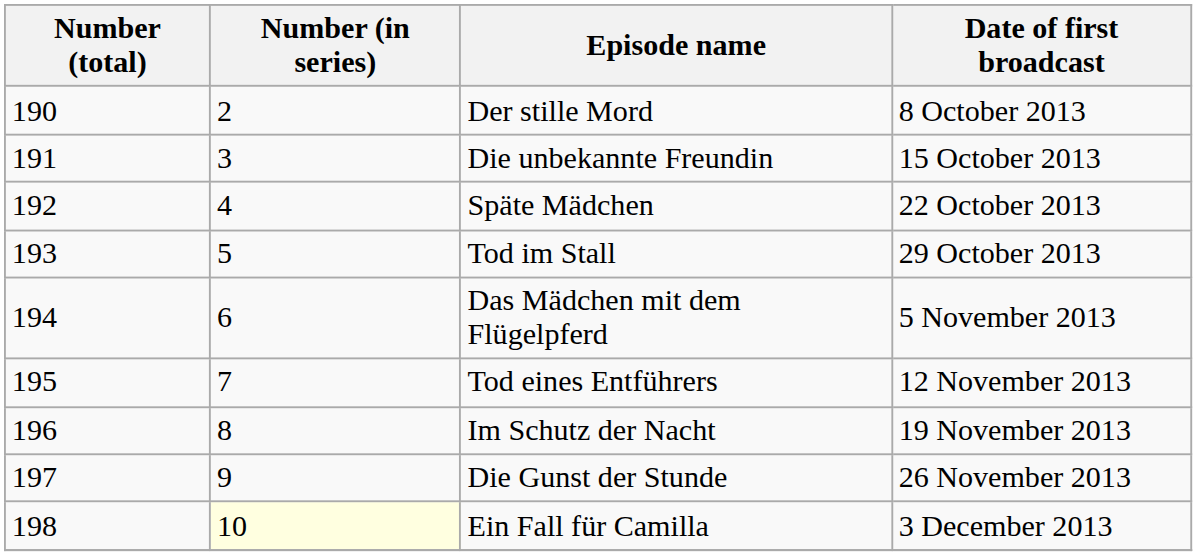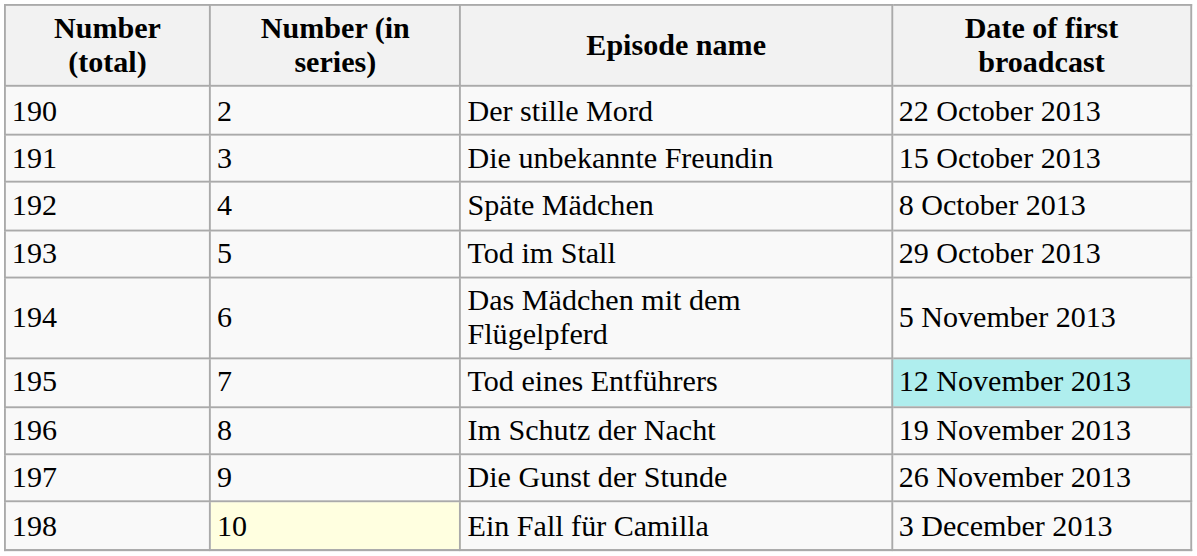(992, 109) 8 October 2013 -> (1000, 109) 22 October 2013
(1000, 205) 22 October 2013 -> (992, 205) 8 October 2013
(1015, 382) no background -> (1015, 382) paleturquoise background
